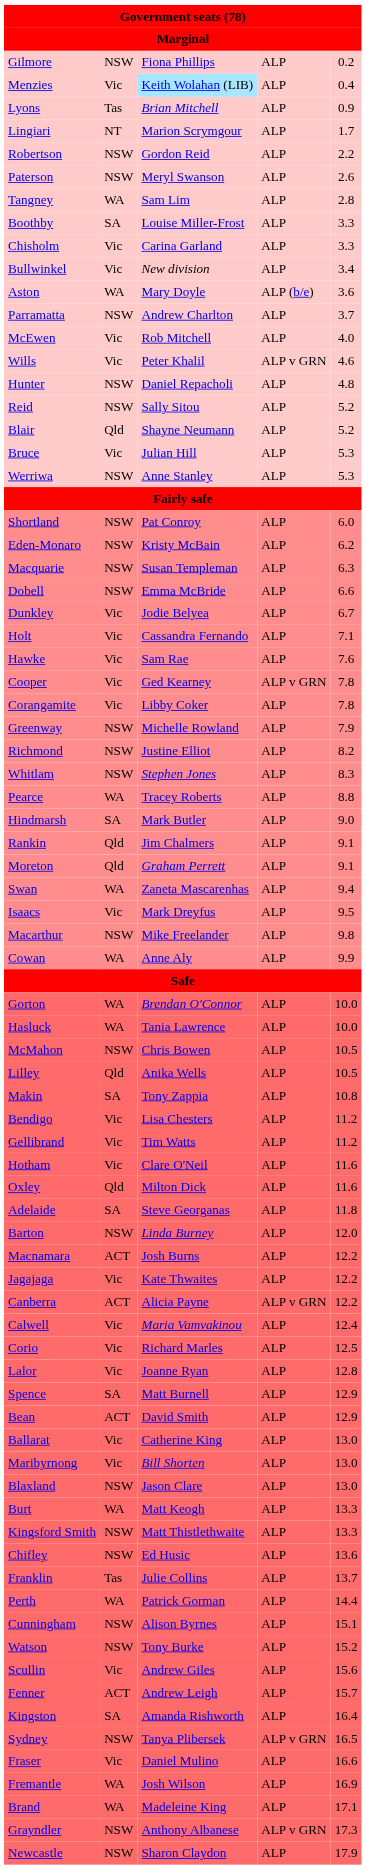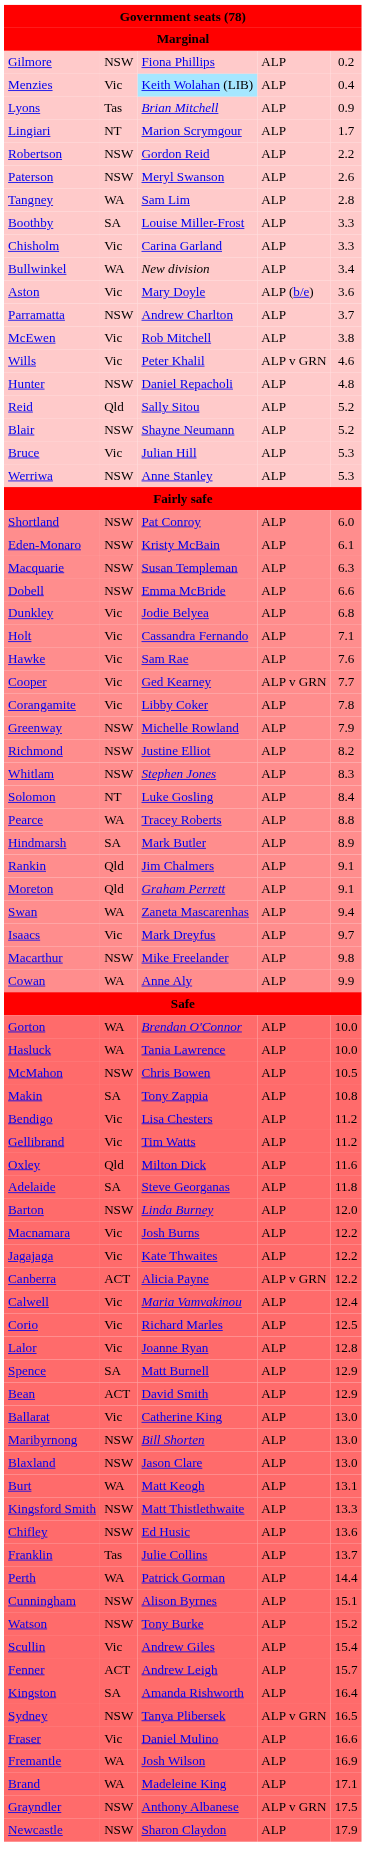(113, 269) Vic -> (114, 269) WA
(114, 292) WA -> (113, 292) Vic
(346, 338) 4.0 -> (346, 338) 3.8
(119, 407) NSW -> (114, 407) Qld
(114, 430) Qld -> (119, 430) NSW
(346, 544) 6.2 -> (346, 544) 6.1
(346, 613) 6.7 -> (346, 613) 6.8
(346, 682) 7.8 -> (346, 682) 7.7
+ row: (32, 797)
(346, 820) 9.0 -> (346, 843) 8.9
(346, 912) 9.5 -> (346, 935) 9.7
- row: (24, 1072)
- row: (29, 1164)
(117, 1256) ACT -> (113, 1233) Vic
(113, 1463) Vic -> (119, 1440) NSW
(346, 1509) 13.3 -> (346, 1486) 13.1
(346, 1669) 15.6 -> (346, 1646) 15.4
(346, 1830) 17.3 -> (346, 1807) 17.5
